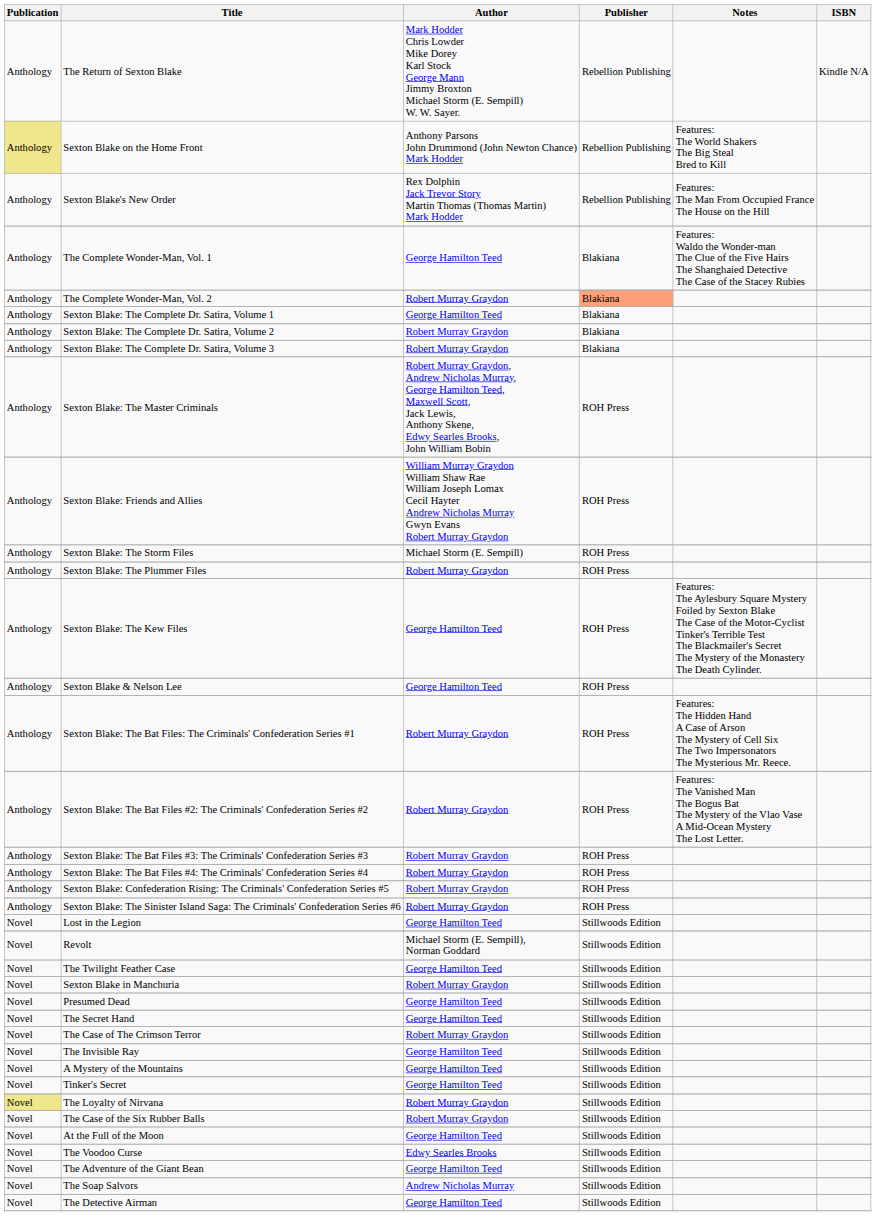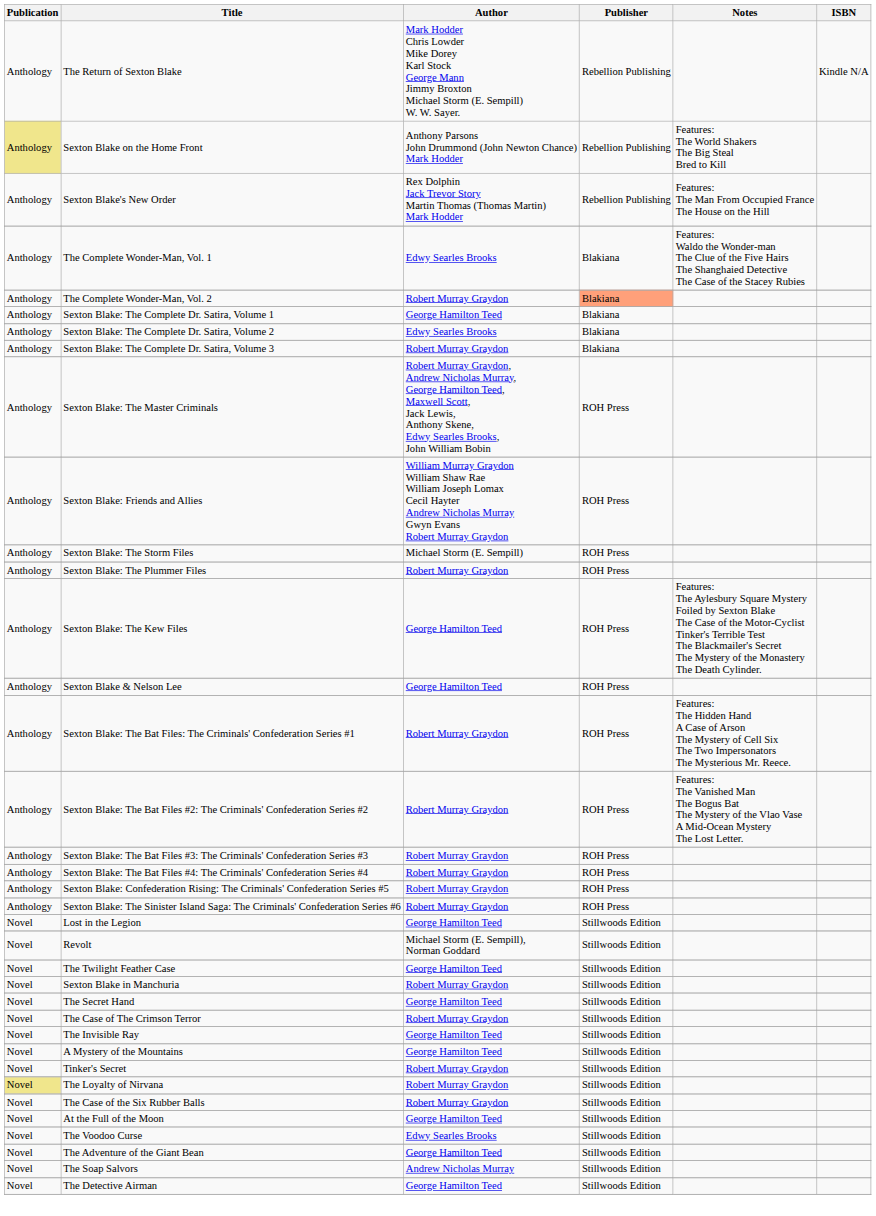(454, 258) George Hamilton Teed -> (451, 258) Edwy Searles Brooks
(457, 332) Robert Murray Graydon -> (451, 332) Edwy Searles Brooks
- row: (97, 1001)
(454, 1085) George Hamilton Teed -> (457, 1068) Robert Murray Graydon
